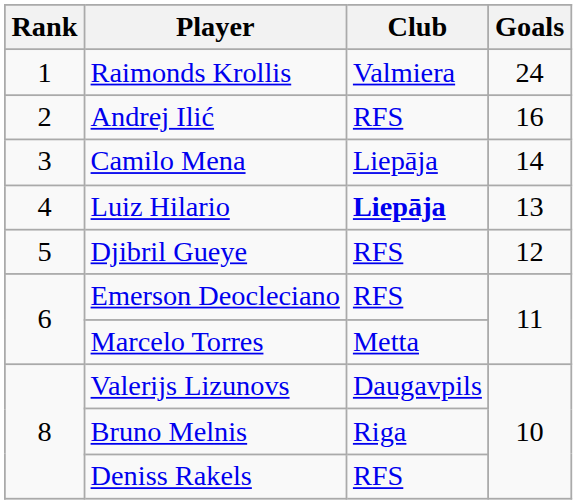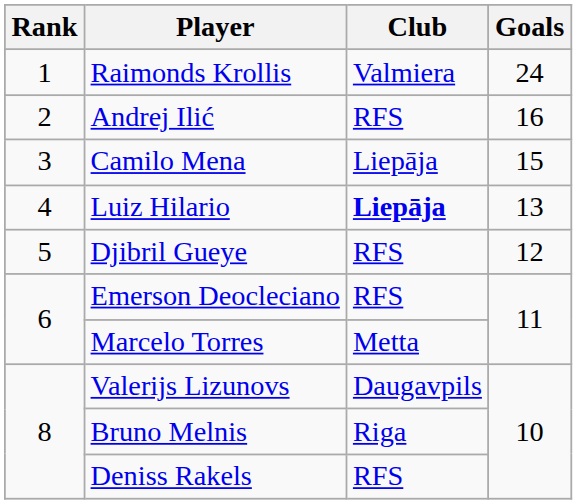(530, 161) 14 -> (530, 161) 15
